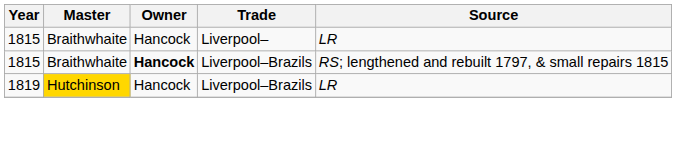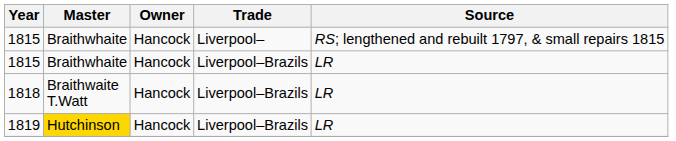(328, 39) LR -> (490, 39) RS; lengthened and rebuilt 1797, & small repairs 1815
(164, 62) bold -> (162, 62) normal
(494, 62) RS; lengthened and rebuilt 1797, & small repairs 1815 -> (324, 62) LR
+ row: (24, 93)
